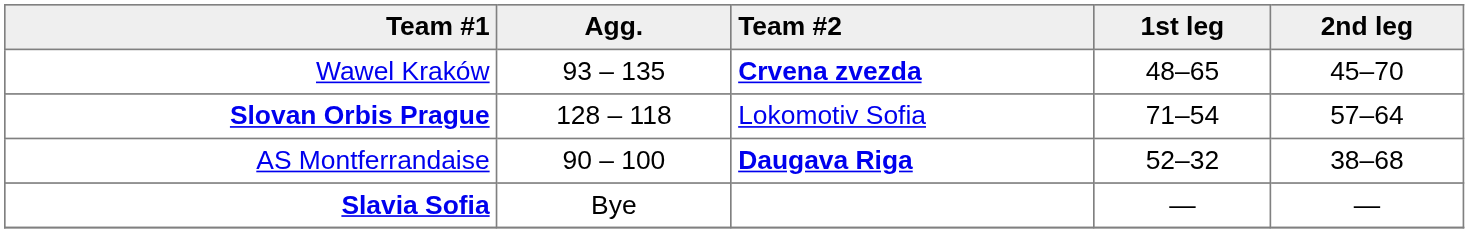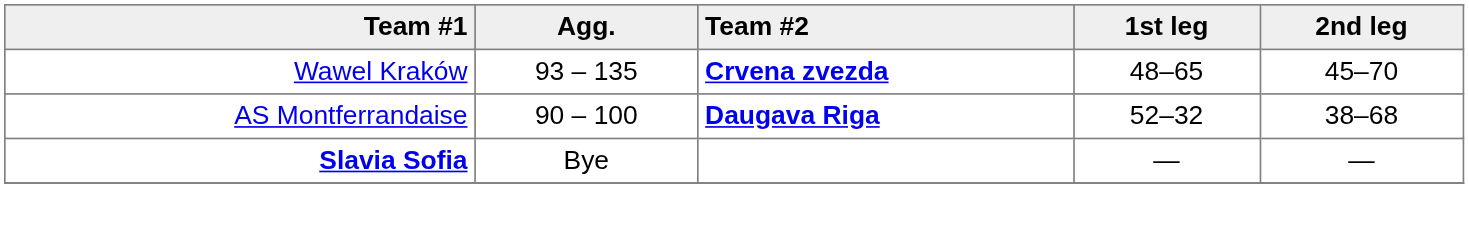- row: (360, 115)
